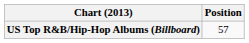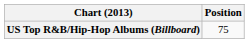(223, 30) 57 -> (223, 30) 75
